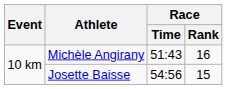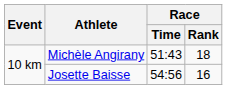(203, 55) 16 -> (203, 55) 18
(203, 75) 15 -> (203, 75) 16
